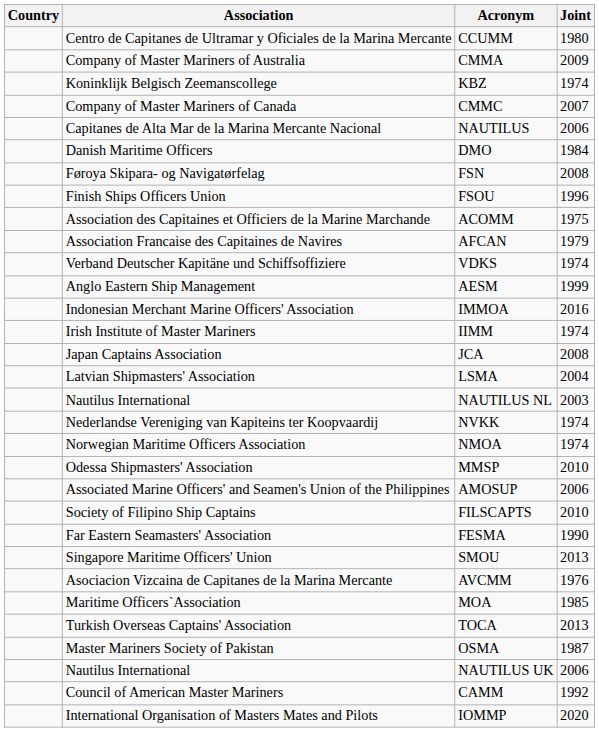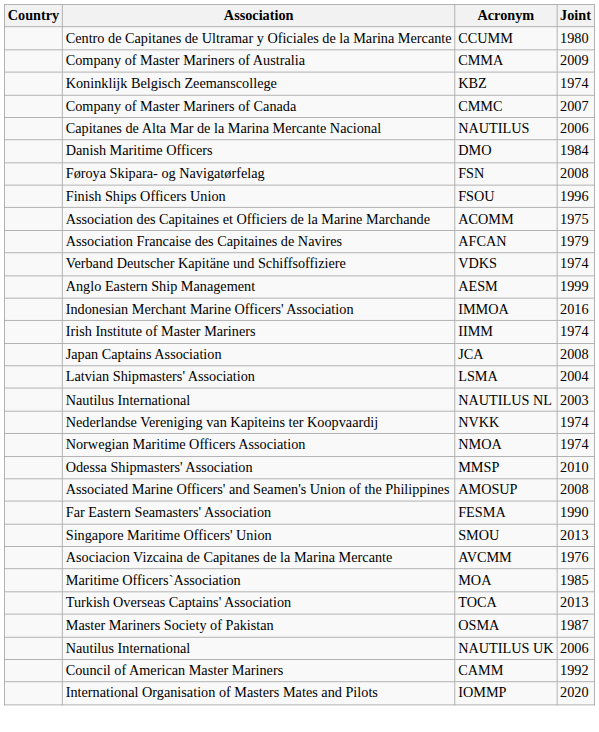(574, 490) 2006 -> (574, 490) 2008
- row: (495, 512)
